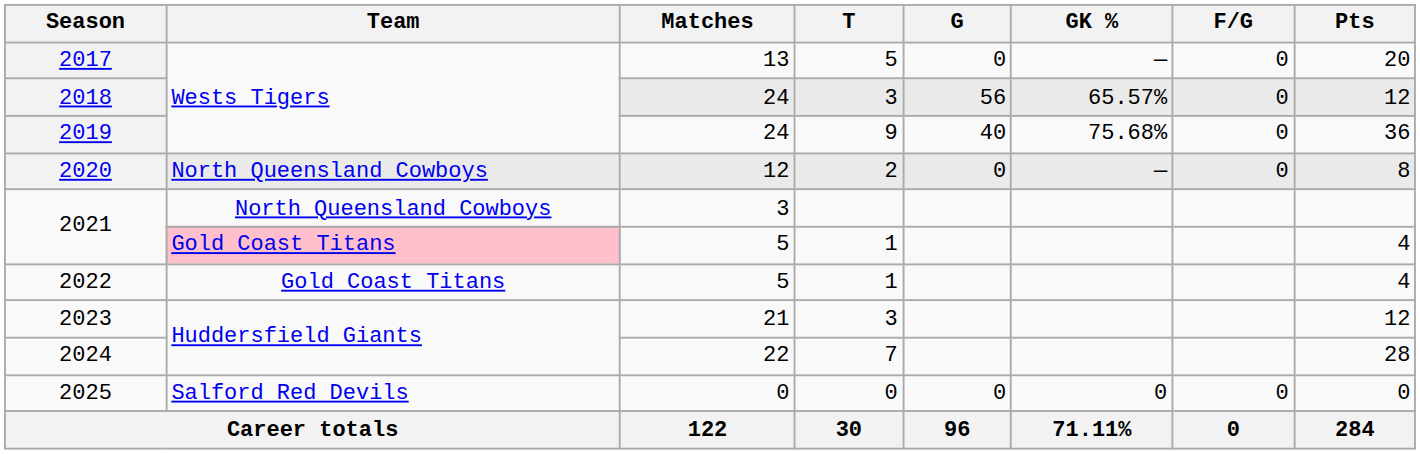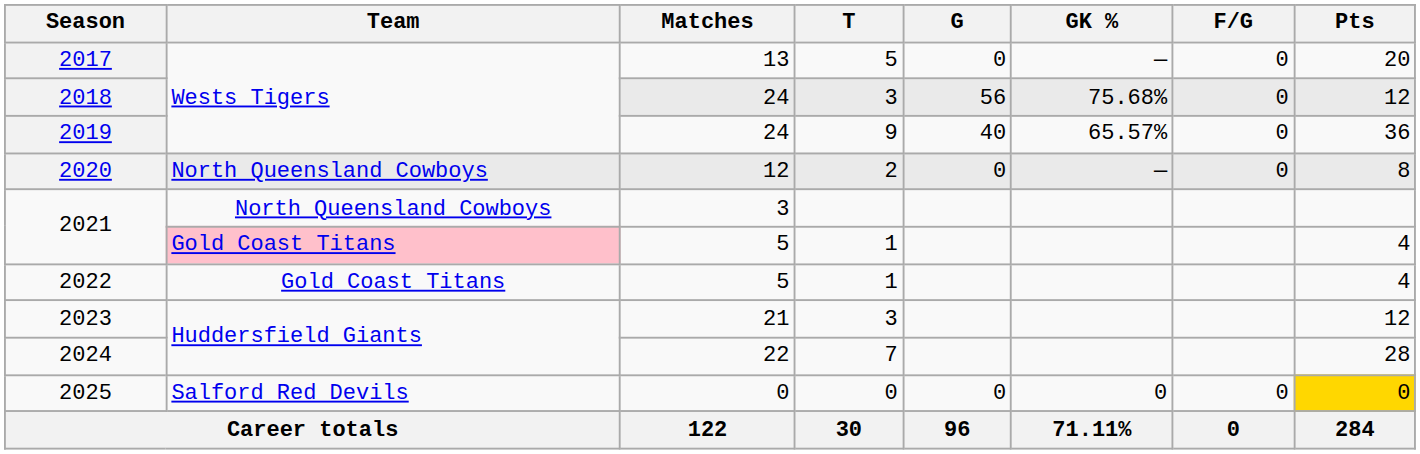(1128, 97) 65.57% -> (1128, 97) 75.68%
(1128, 134) 75.68% -> (1128, 134) 65.57%
(1404, 393) no background -> (1404, 393) gold background
